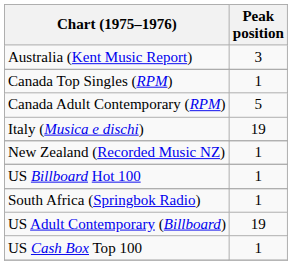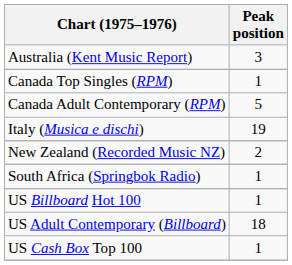(258, 152) 1 -> (258, 152) 2
rows swapped: (104, 200) <-> (74, 176)
(258, 224) 19 -> (258, 224) 18
